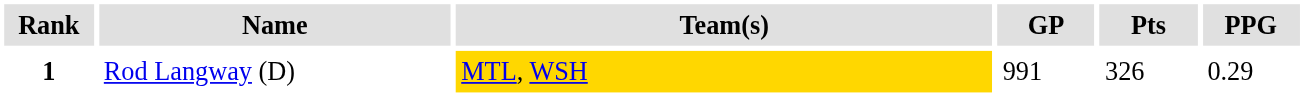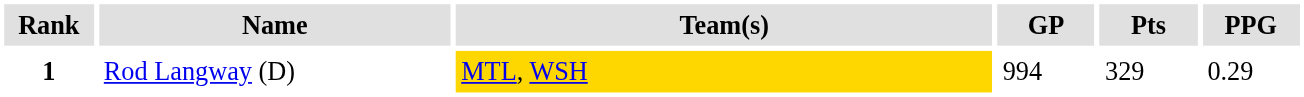(1022, 71) 991 -> (1022, 71) 994
(1125, 71) 326 -> (1125, 71) 329
